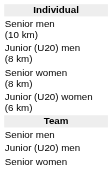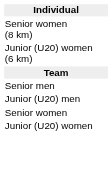- row: (30, 29)
- row: (43, 53)
+ row: (49, 126)
